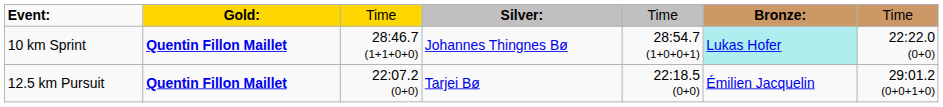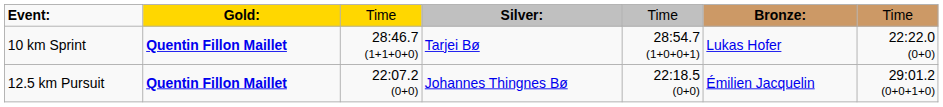(496, 45) Johannes Thingnes Bø -> (452, 45) Tarjei Bø
(744, 45) paleturquoise background -> (744, 45) no background
(452, 83) Tarjei Bø -> (496, 83) Johannes Thingnes Bø
